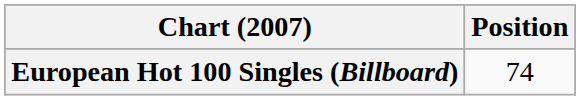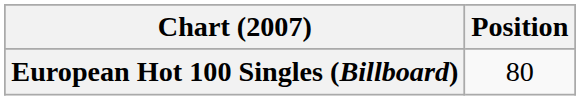(520, 71) 74 -> (520, 71) 80
